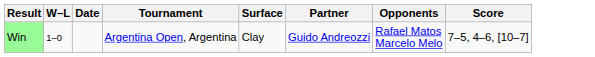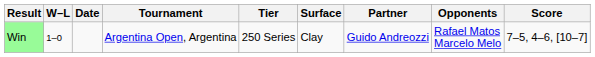+ column: (269, 13)
